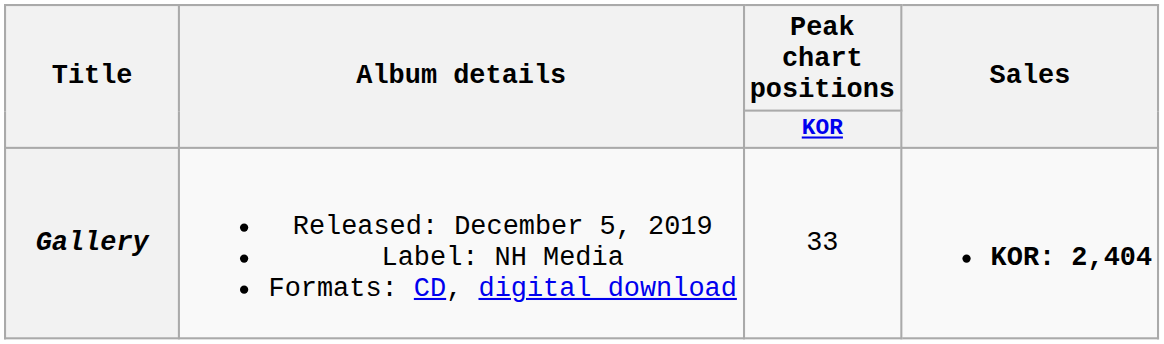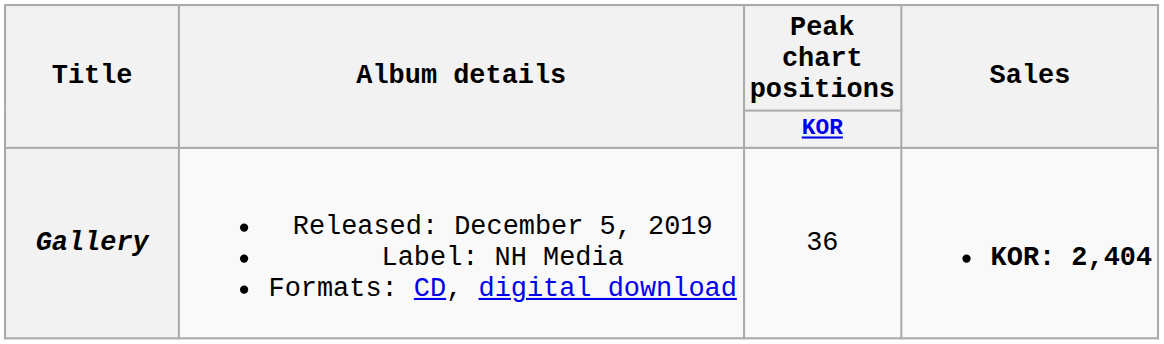(822, 242) 33 -> (822, 242) 36
